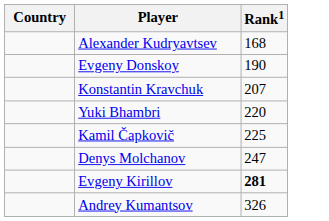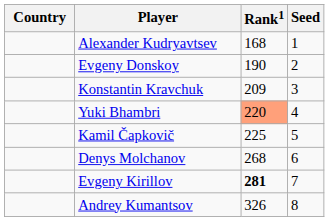+ column: (306, 18)
(255, 89) 207 -> (255, 89) 209
(255, 112) no background -> (255, 112) lightsalmon background
(255, 158) 247 -> (255, 158) 268
